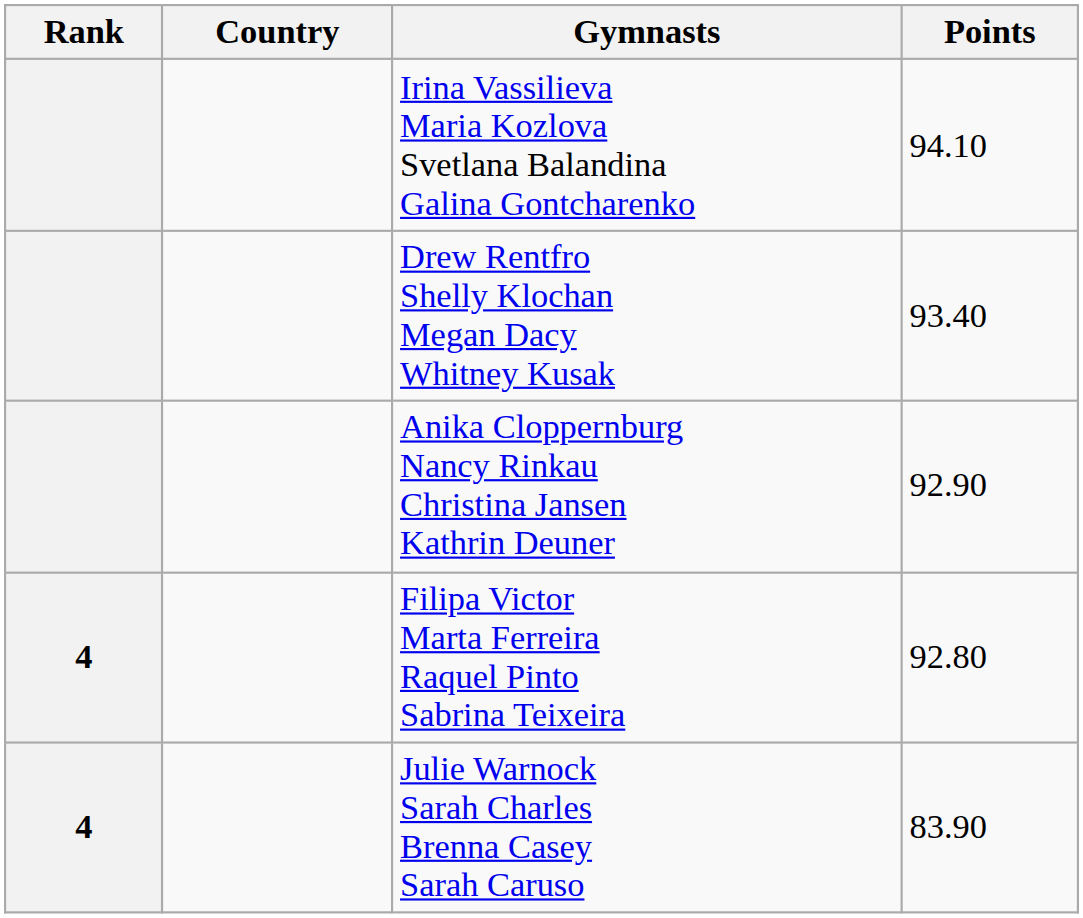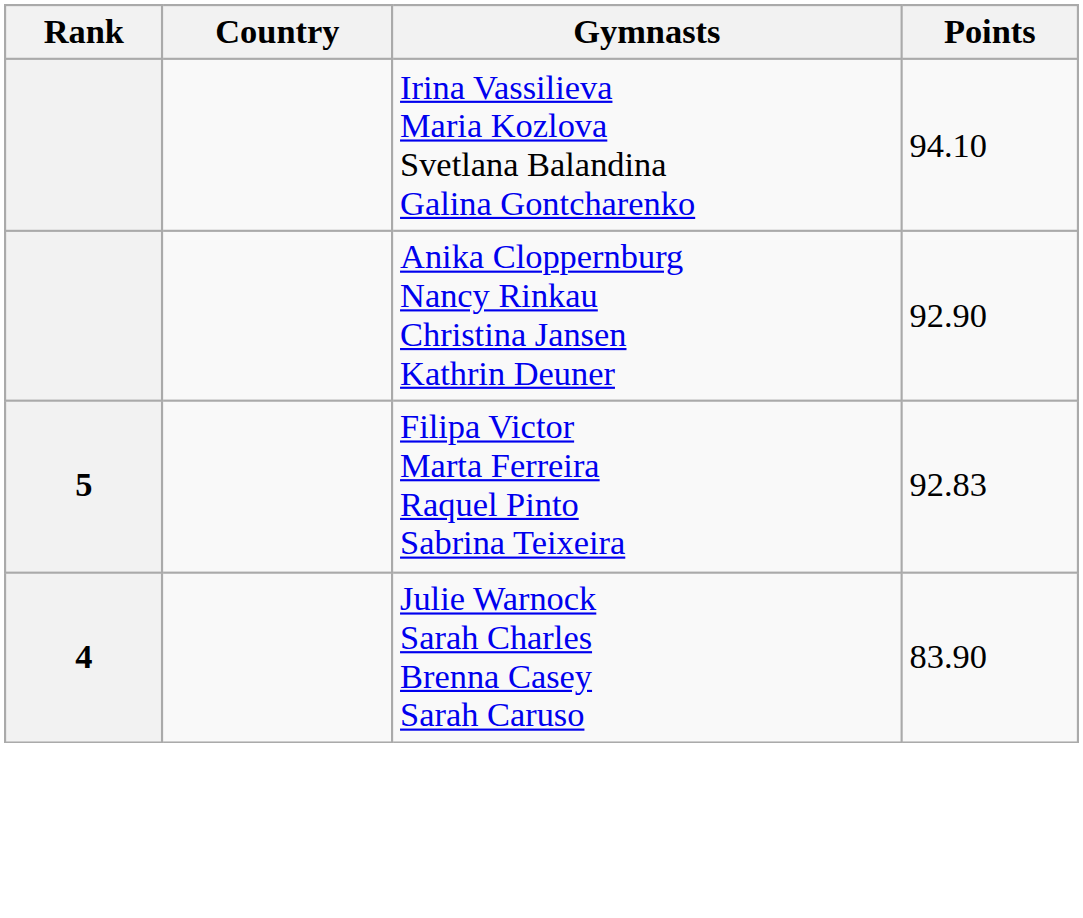- row: (508, 315)
(84, 656) 4 -> (84, 485) 5
(948, 656) 92.80 -> (948, 485) 92.83
